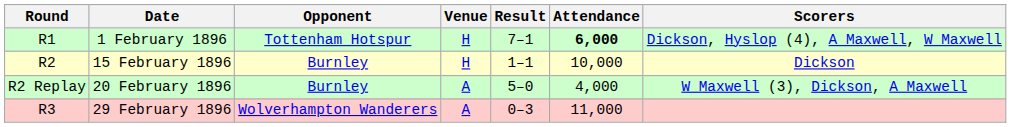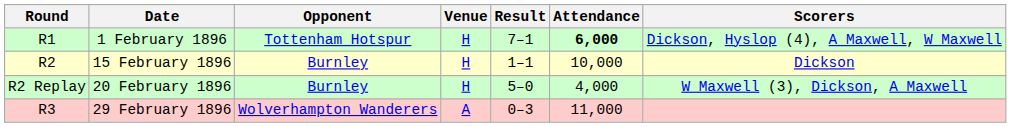(466, 87) A -> (466, 87) H
